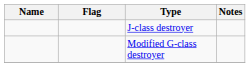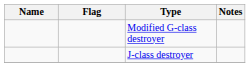rows swapped: (160, 28) <-> (162, 49)
